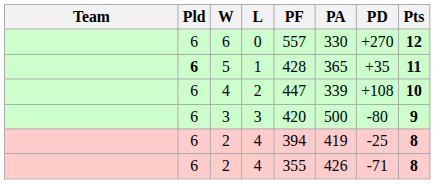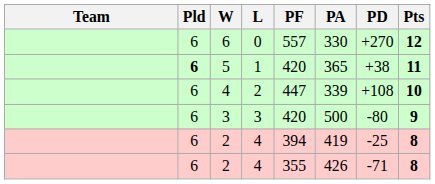(294, 66) 428 -> (294, 66) 420
(377, 66) +35 -> (377, 66) +38
